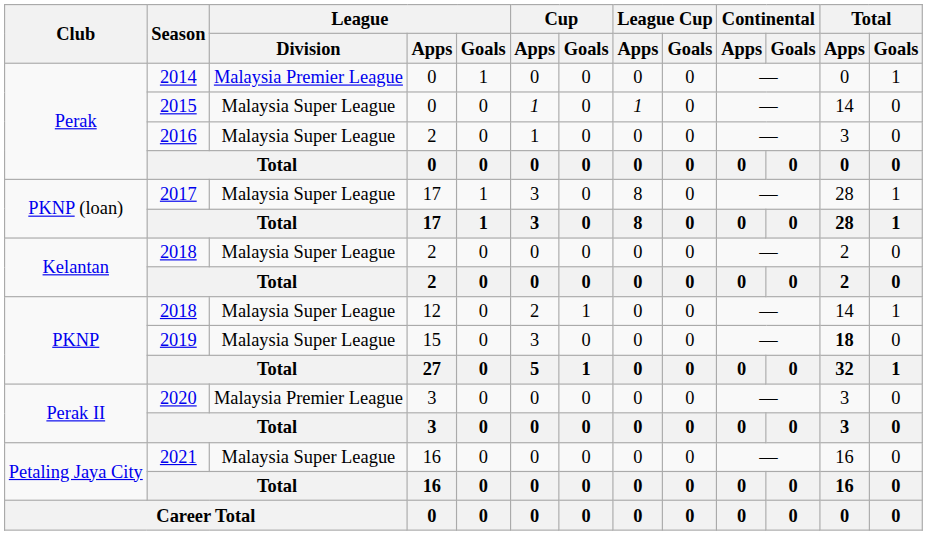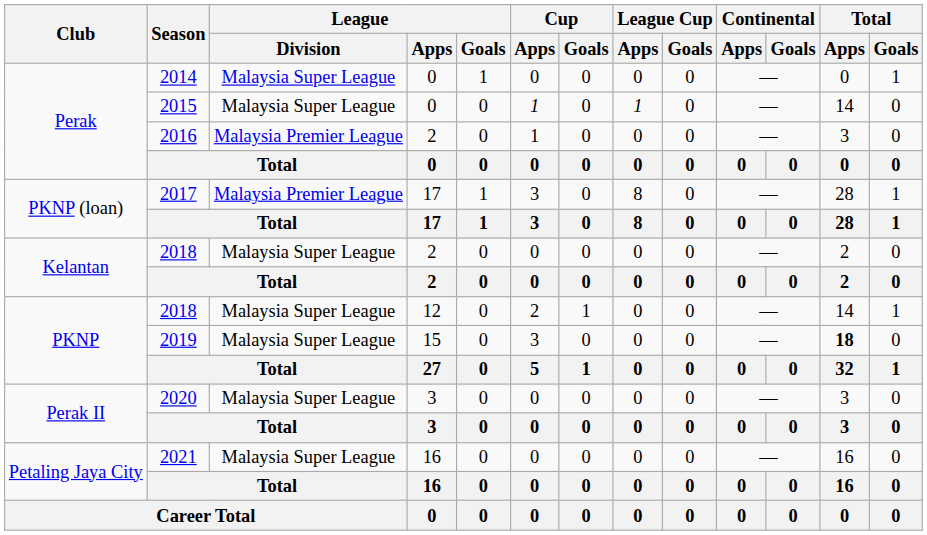(308, 77) Malaysia Premier League -> (308, 77) Malaysia Super League
(308, 135) Malaysia Super League -> (308, 135) Malaysia Premier League
(308, 194) Malaysia Super League -> (308, 194) Malaysia Premier League
(308, 398) Malaysia Premier League -> (308, 398) Malaysia Super League
